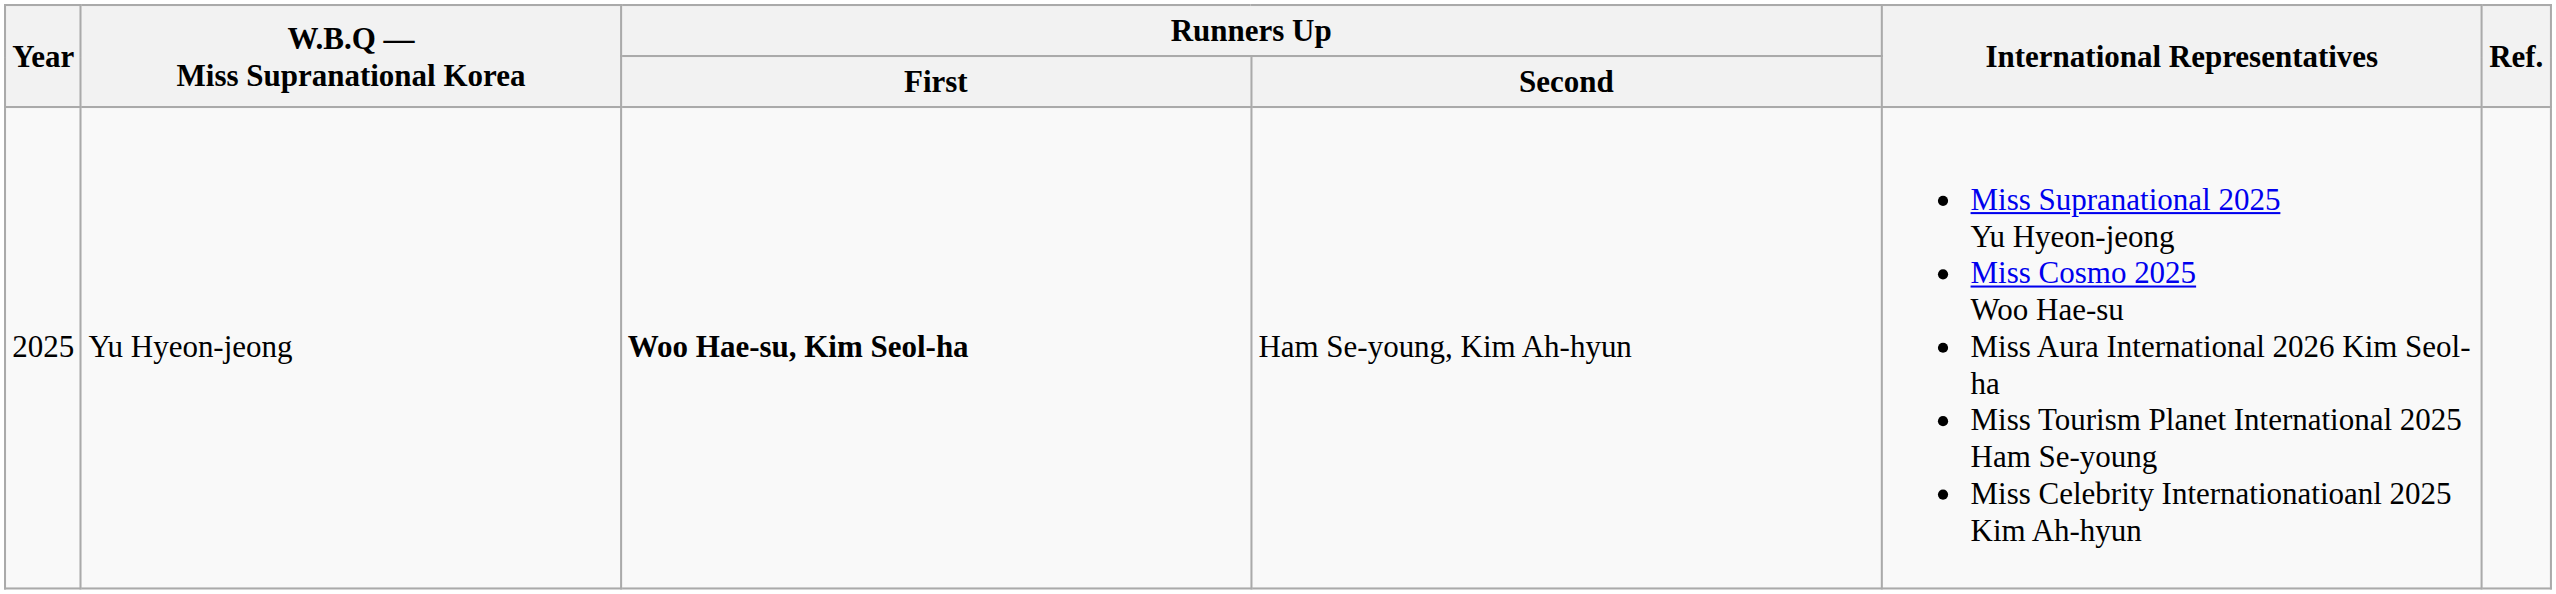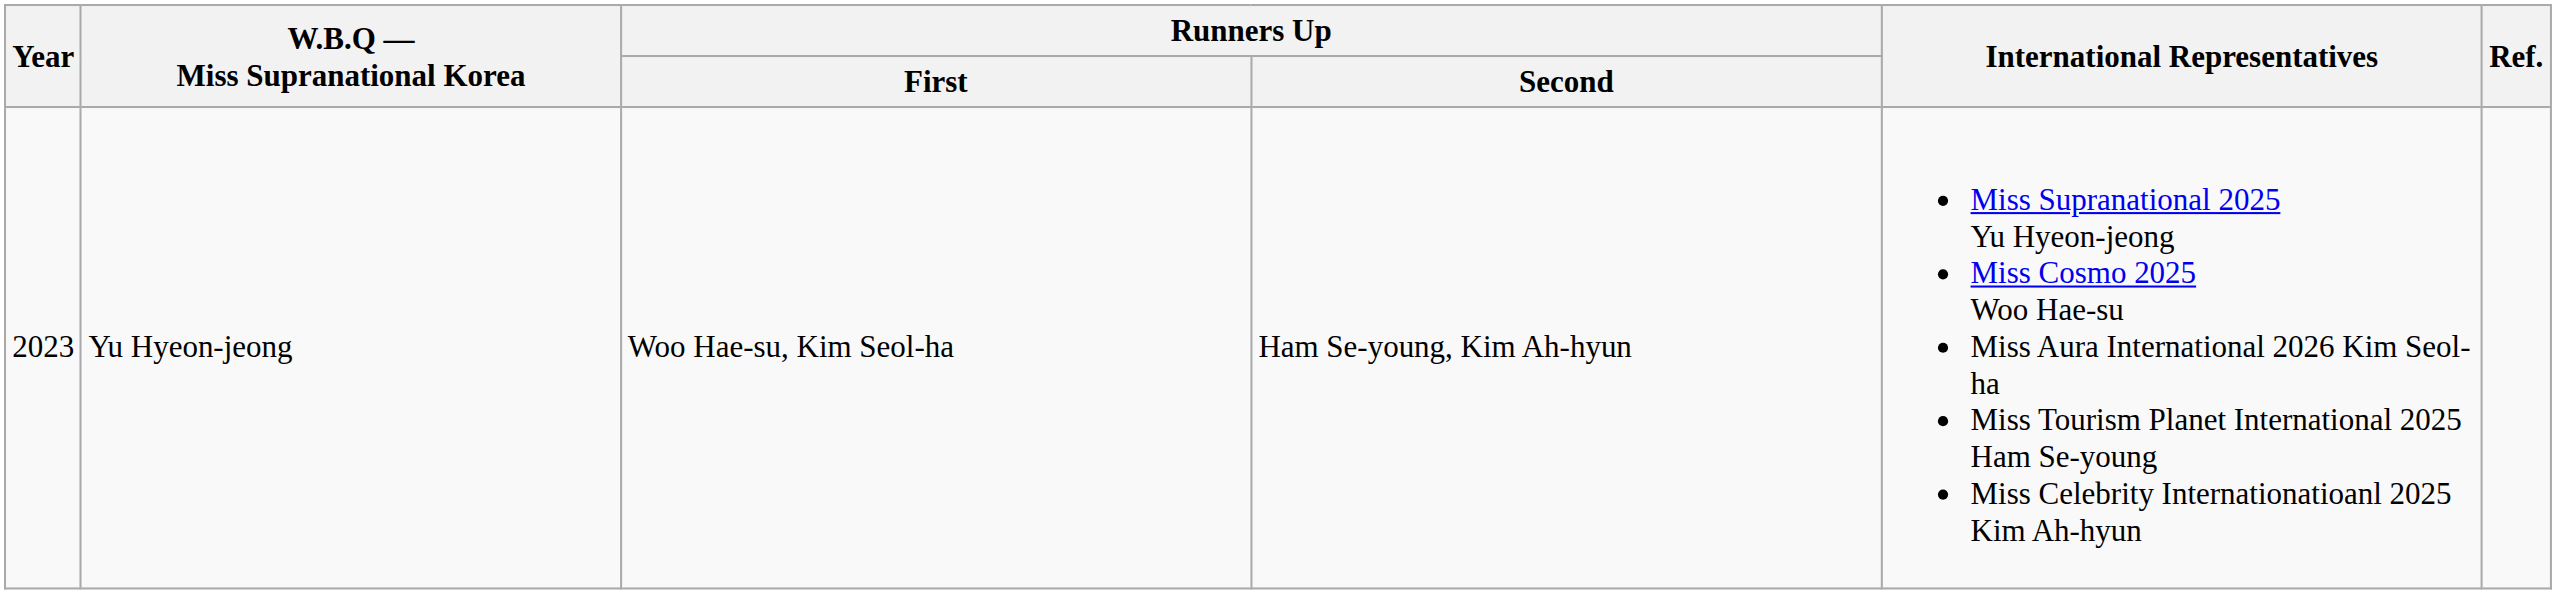(43, 347) 2025 -> (43, 347) 2023
(798, 347) bold -> (791, 347) normal
